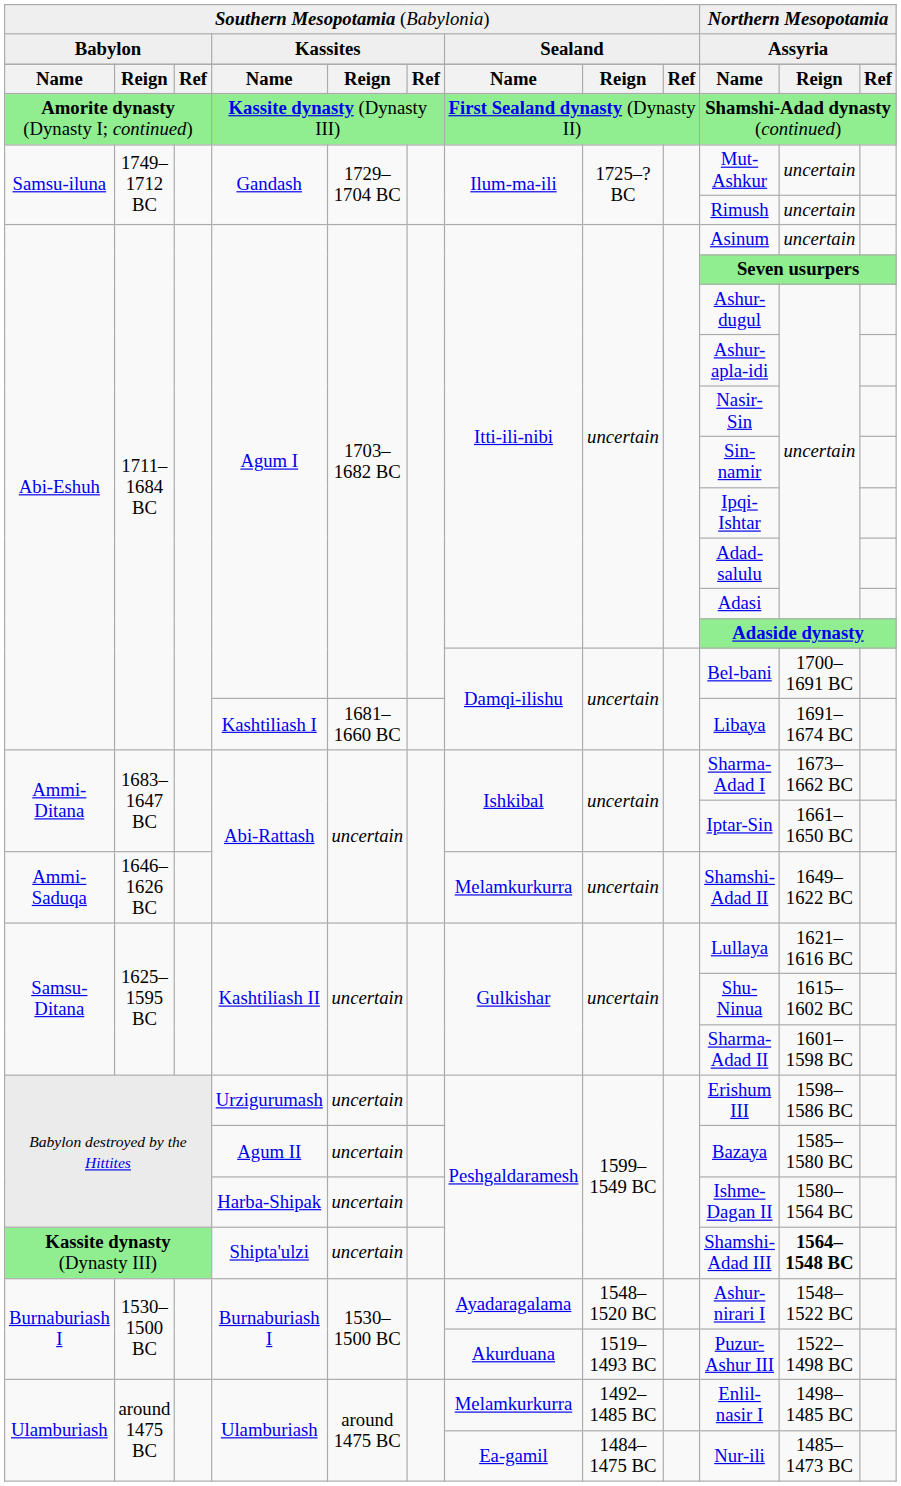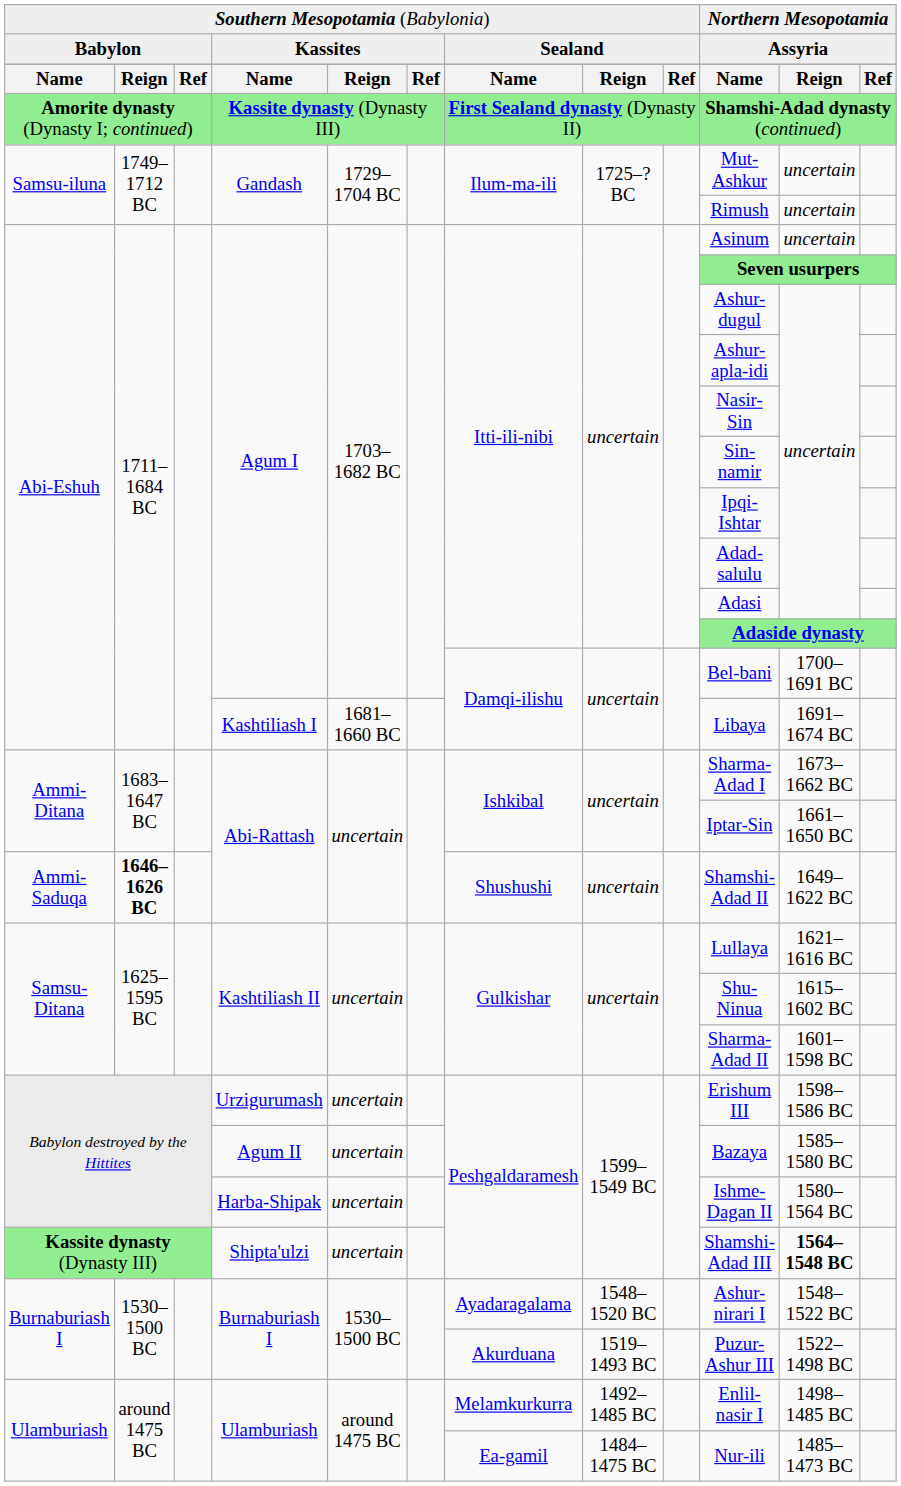(144, 886) normal -> (144, 886) bold
(513, 886) Melamkurkurra -> (513, 886) Shushushi
